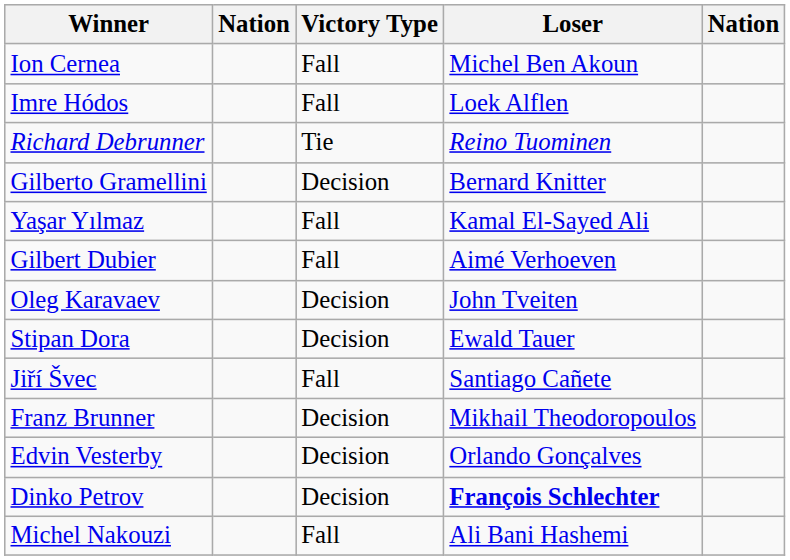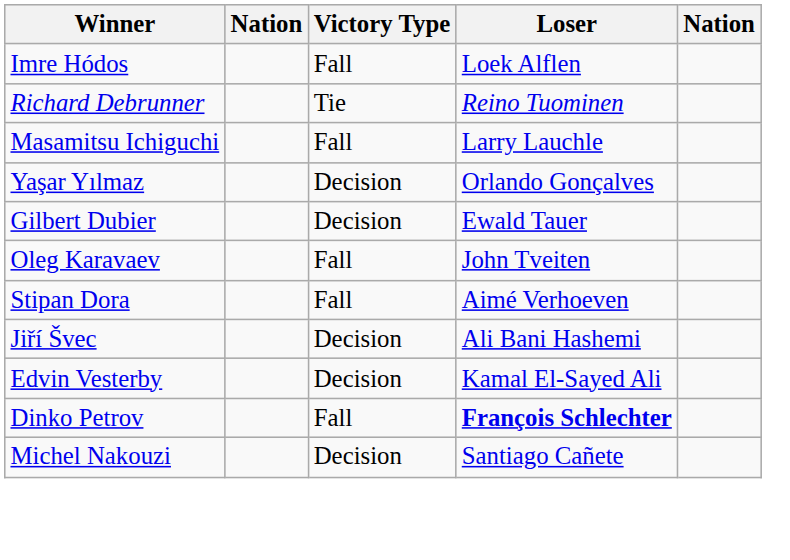- row: (65, 63)
+ row: (115, 142)
- row: (109, 181)
(321, 220) Fall -> (358, 181) Decision
(549, 220) Kamal El-Sayed Ali -> (558, 181) Orlando Gonçalves
(321, 260) Fall -> (358, 220) Decision
(533, 260) Aimé Verhoeven -> (524, 220) Ewald Tauer
(345, 299) Decision -> (333, 260) Fall
(345, 338) Decision -> (333, 299) Fall
(512, 338) Ewald Tauer -> (545, 299) Aimé Verhoeven
(321, 378) Fall -> (358, 338) Decision
(530, 378) Santiago Cañete -> (551, 338) Ali Bani Hashemi
- row: (82, 417)
(545, 456) Orlando Gonçalves -> (562, 378) Kamal El-Sayed Ali
(345, 496) Decision -> (333, 417) Fall
(321, 535) Fall -> (358, 456) Decision
(539, 535) Ali Bani Hashemi -> (543, 456) Santiago Cañete
